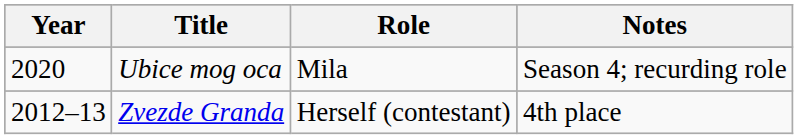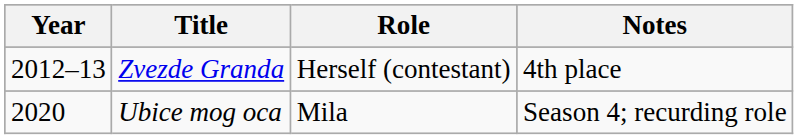rows swapped: (201, 111) <-> (200, 68)
